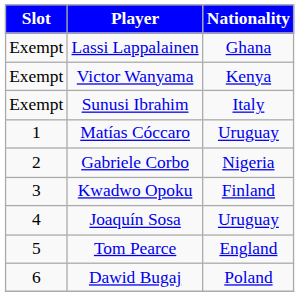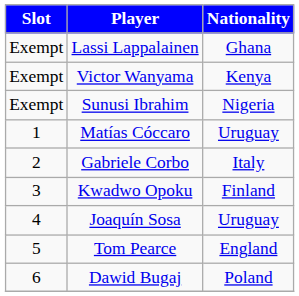(248, 104) Italy -> (248, 104) Nigeria
(248, 162) Nigeria -> (248, 162) Italy
